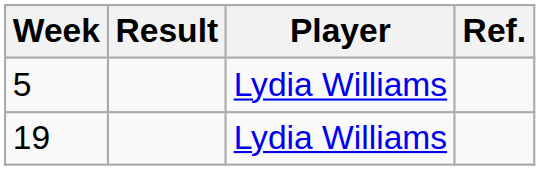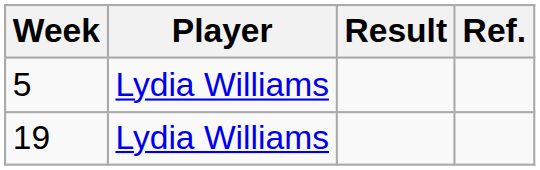columns swapped: (167, 31) <-> (340, 31)
